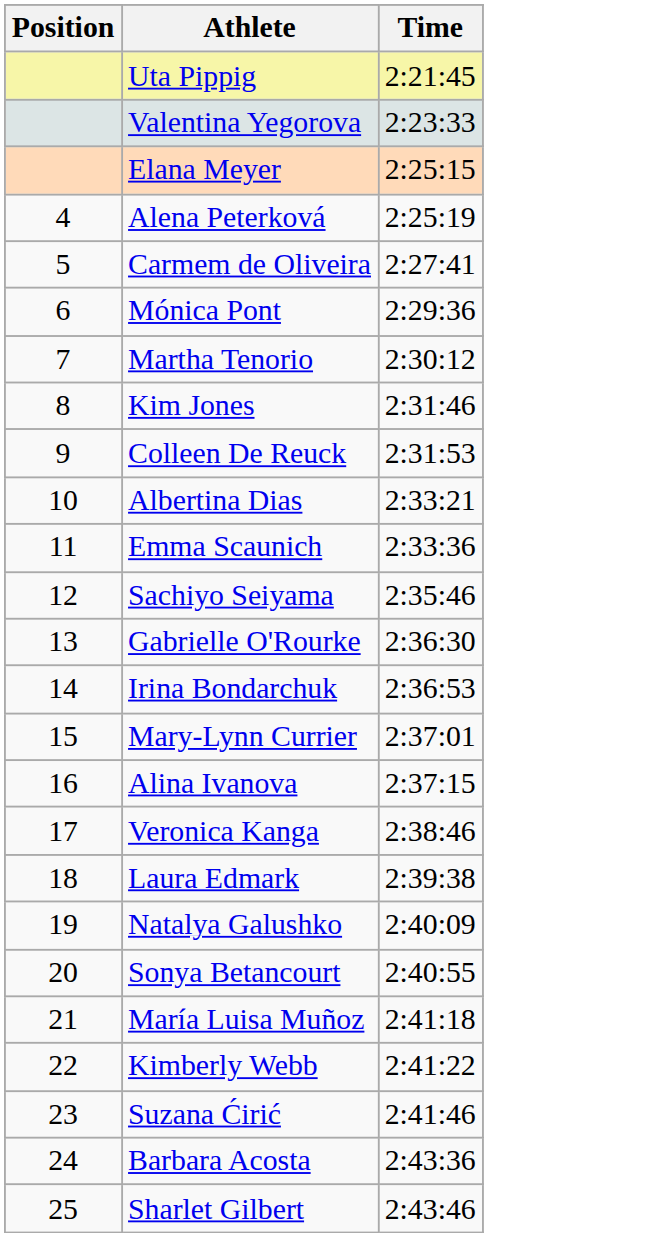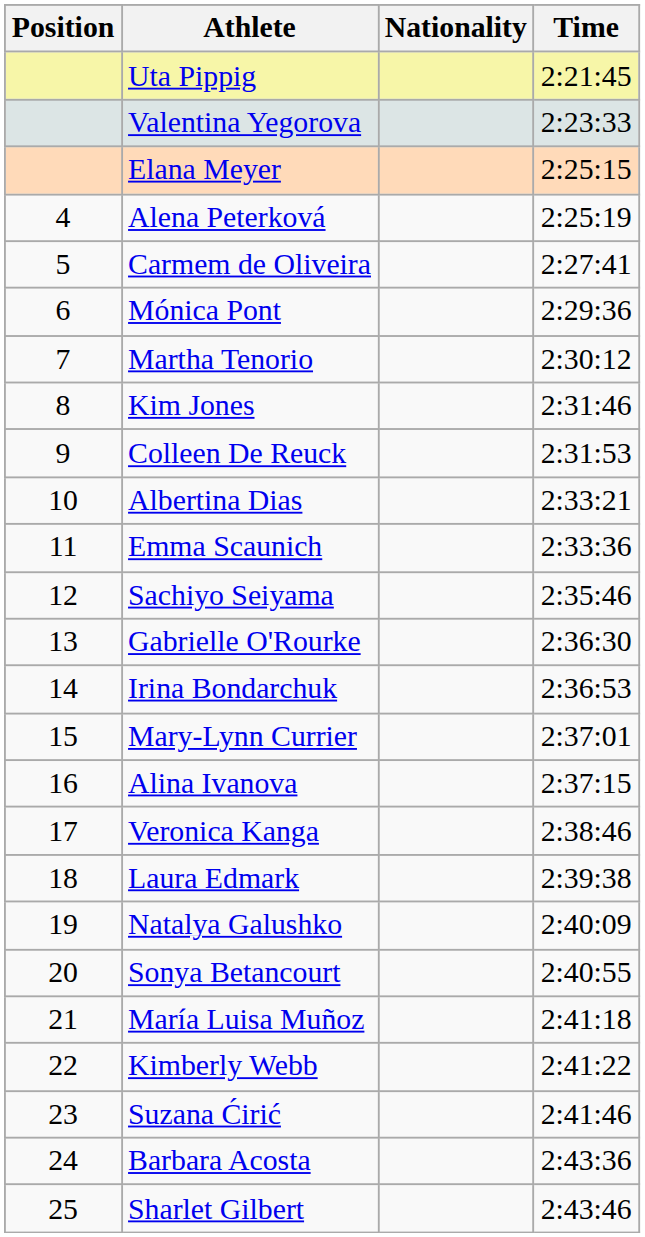+ column: (456, 28)
